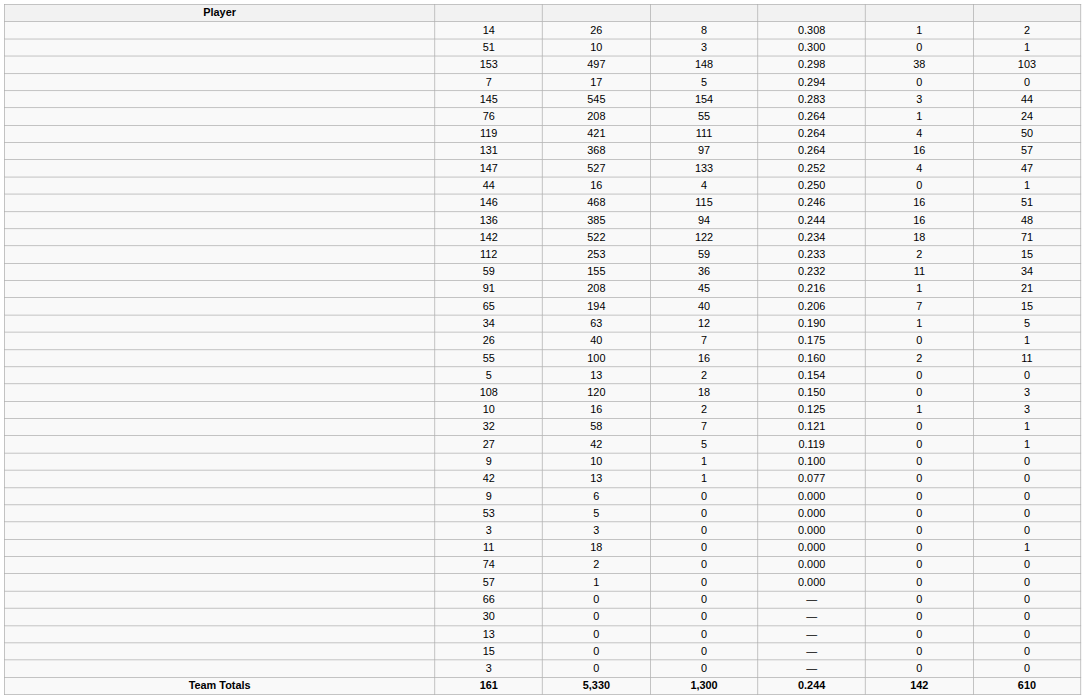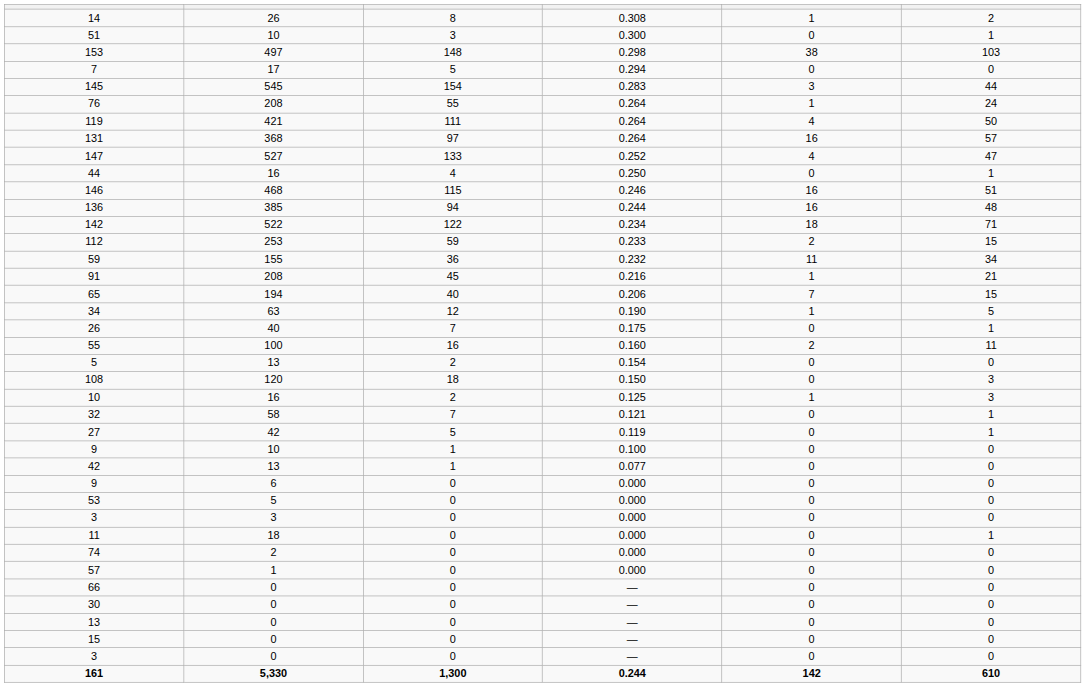- column: (220, 13)
